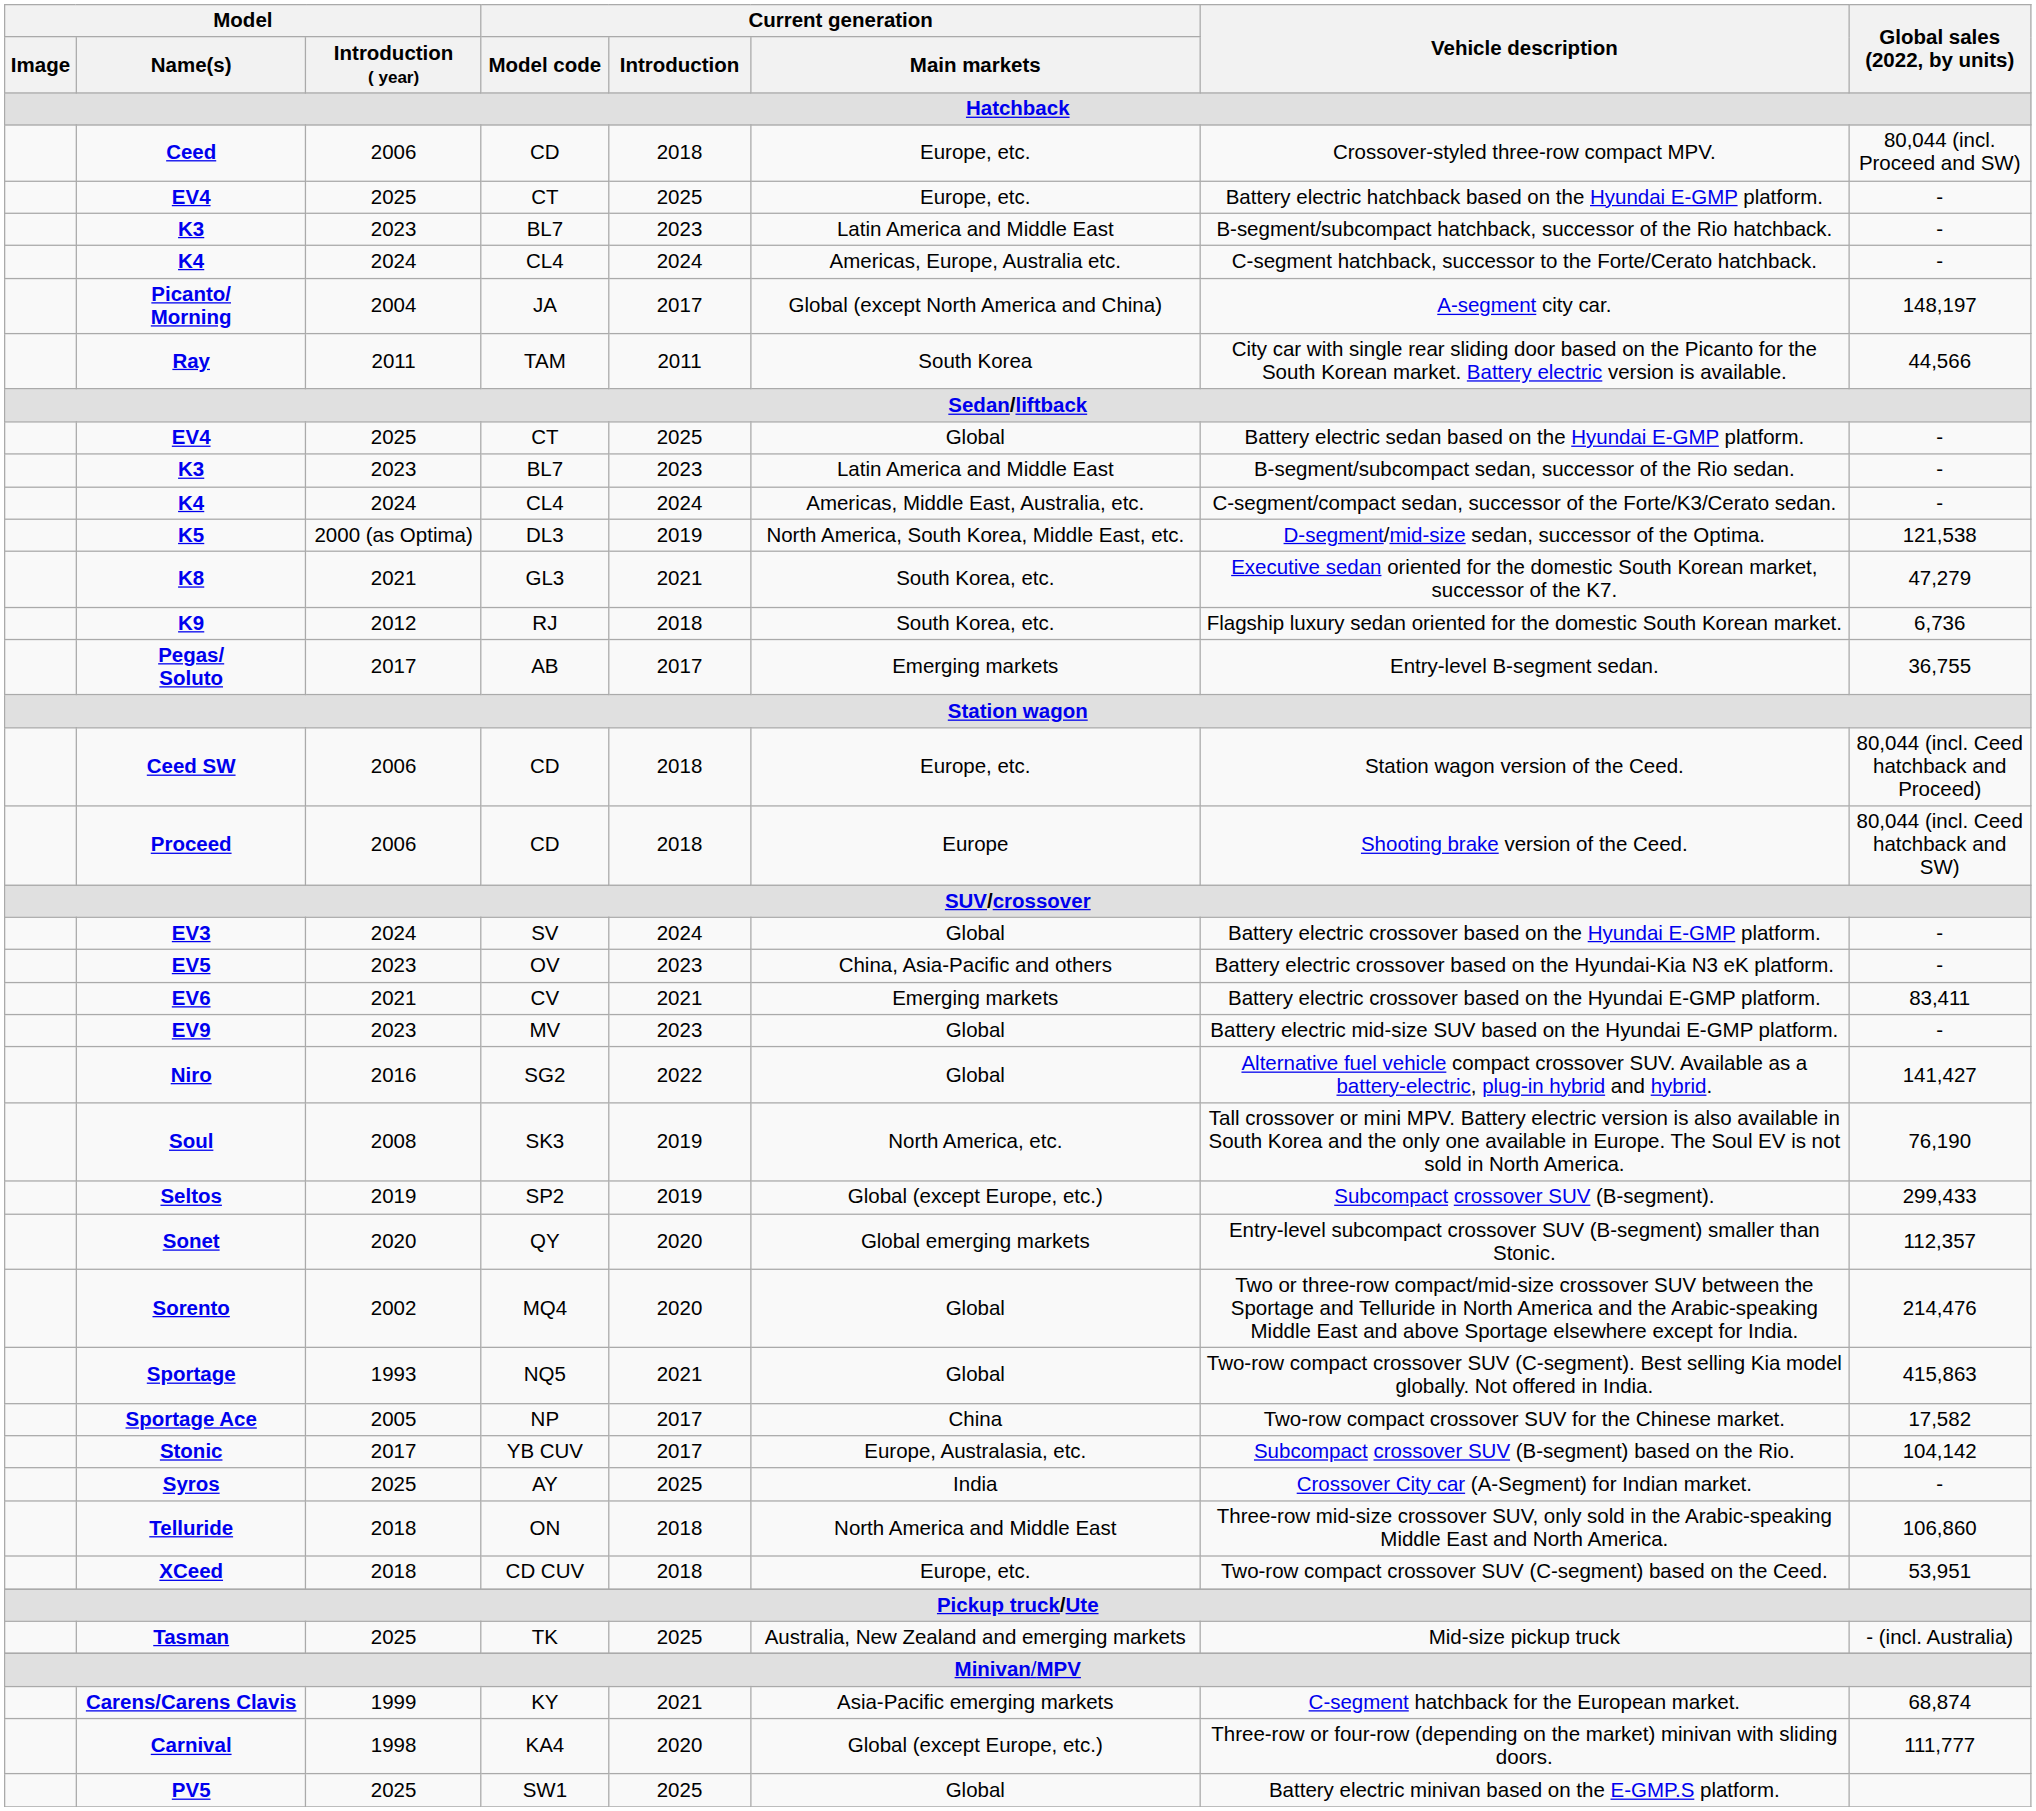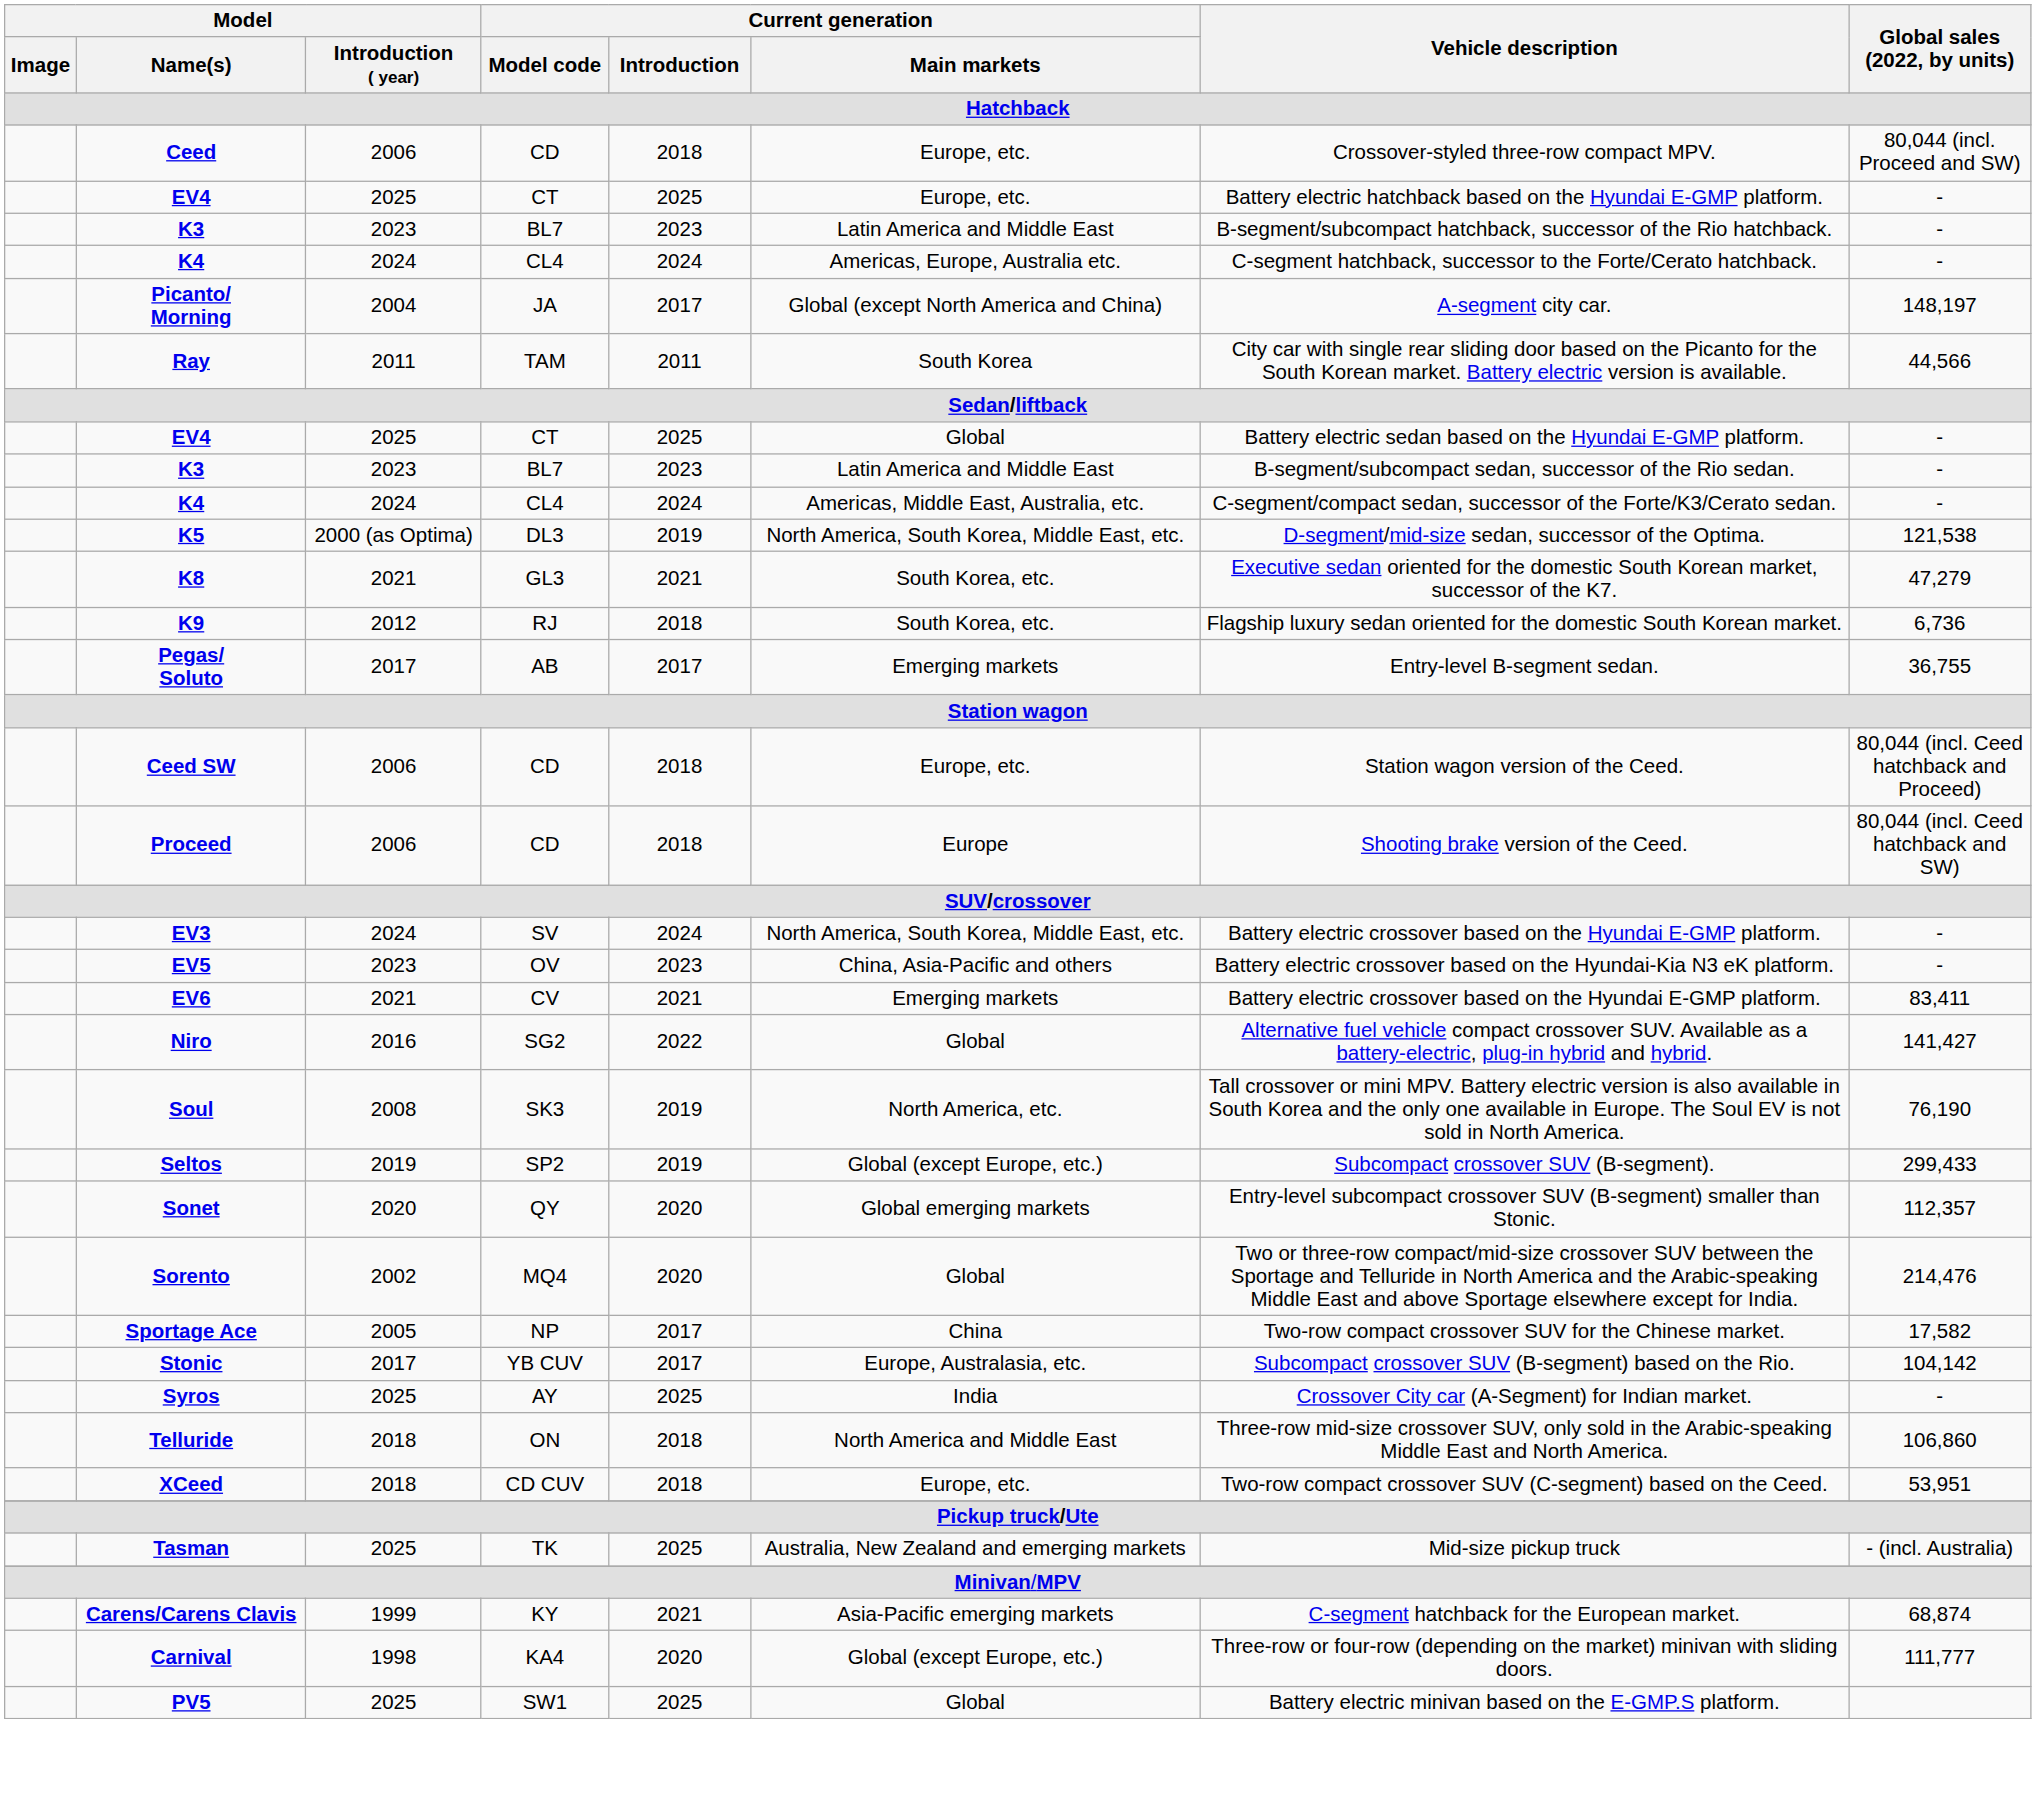(975, 933) Global -> (975, 933) North America, South Korea, Middle East, etc.
- row: (191, 1030)
- row: (191, 1375)
